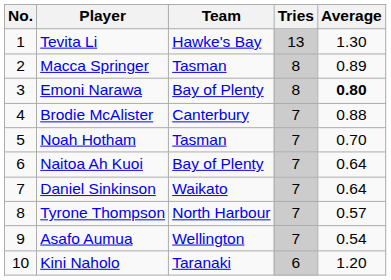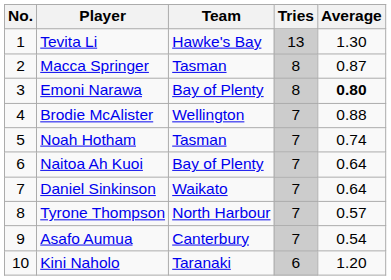(351, 66) 0.89 -> (351, 66) 0.87
(211, 115) Canterbury -> (208, 115) Wellington
(351, 139) 0.70 -> (351, 139) 0.74
(208, 238) Wellington -> (211, 238) Canterbury
